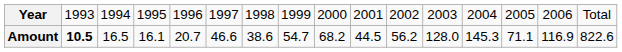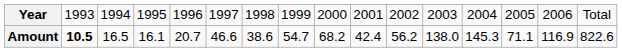(368, 36) 44.5 -> (368, 36) 42.4
(442, 36) 128.0 -> (442, 36) 138.0
